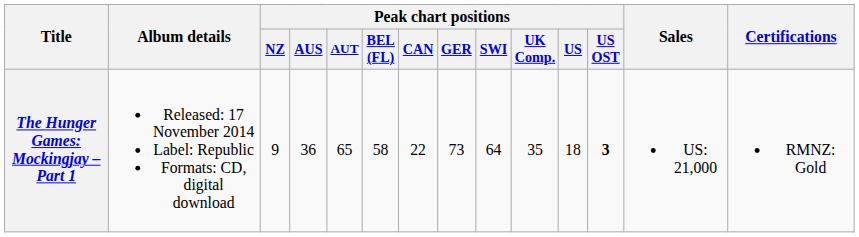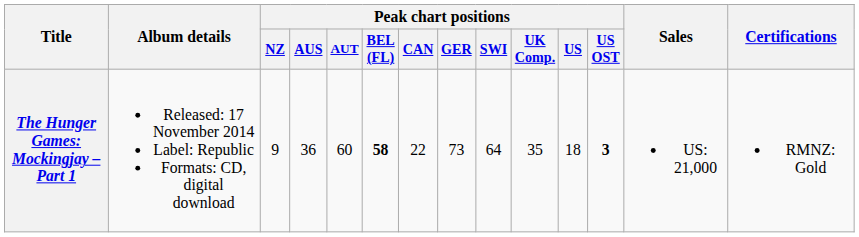(344, 150) 65 -> (344, 150) 60
(381, 150) normal -> (381, 150) bold
